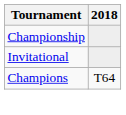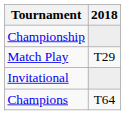+ row: (38, 57)
